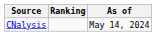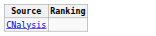- column: (119, 11)
